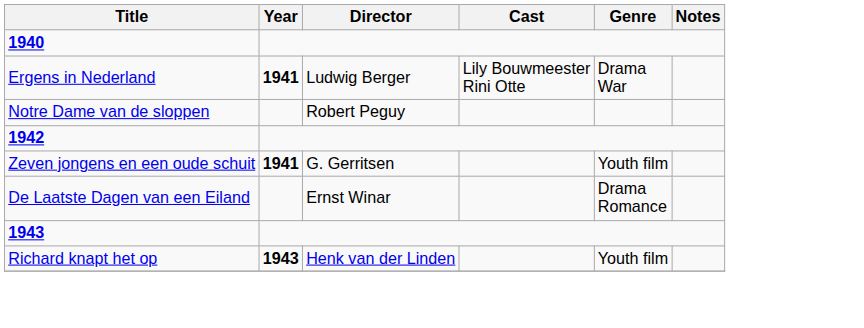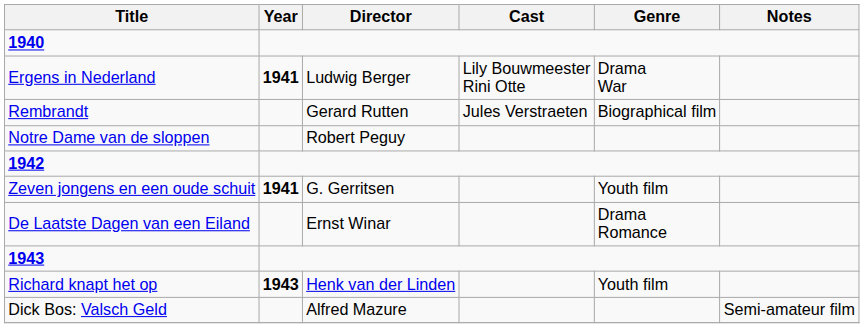+ row: (48, 112)
+ row: (88, 309)
